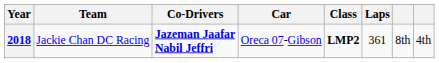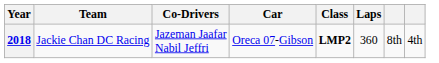(195, 41) bold -> (191, 41) normal
(377, 41) 361 -> (369, 41) 360
